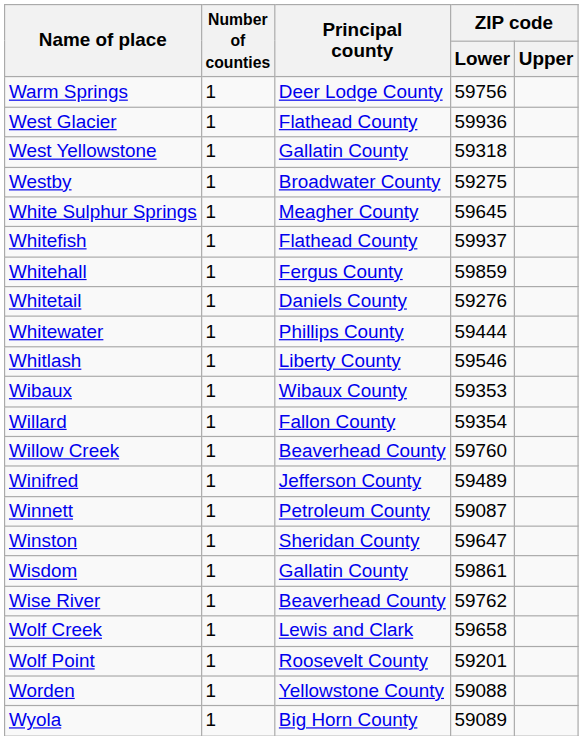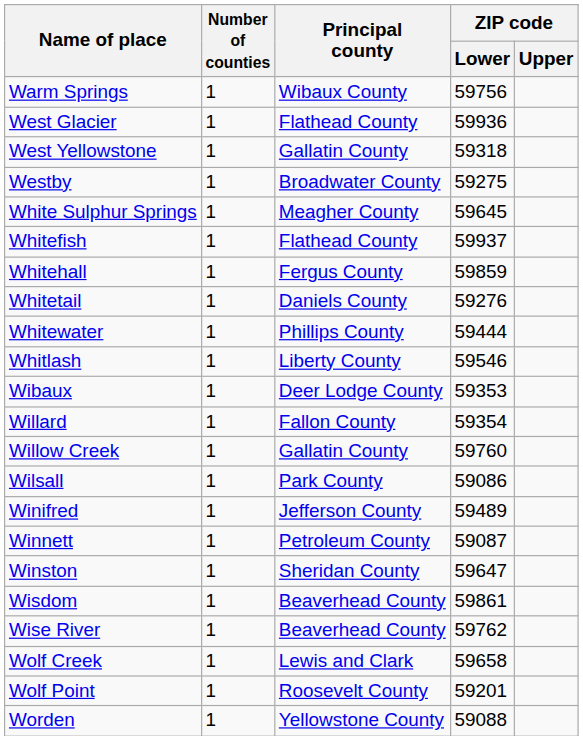(361, 91) Deer Lodge County -> (343, 91) Wibaux County
(343, 391) Wibaux County -> (361, 391) Deer Lodge County
(362, 451) Beaverhead County -> (343, 451) Gallatin County
+ row: (36, 481)
(343, 570) Gallatin County -> (362, 600) Beaverhead County
- row: (35, 720)
